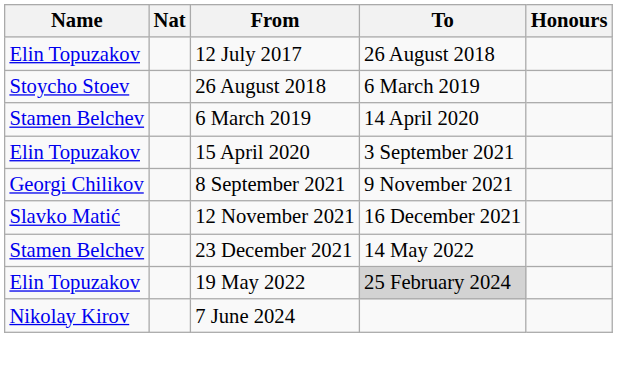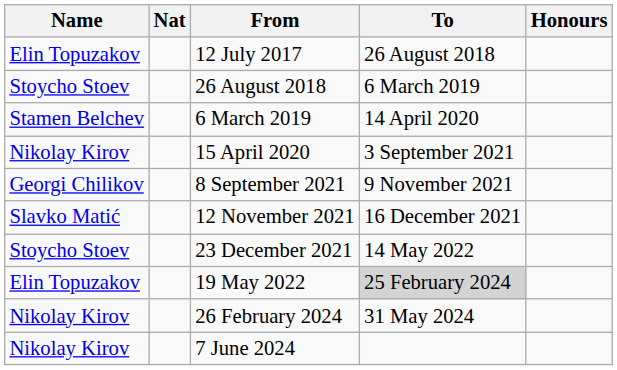(75, 151) Elin Topuzakov -> (69, 151) Nikolay Kirov
(77, 250) Stamen Belchev -> (69, 250) Stoycho Stoev
+ row: (269, 315)
